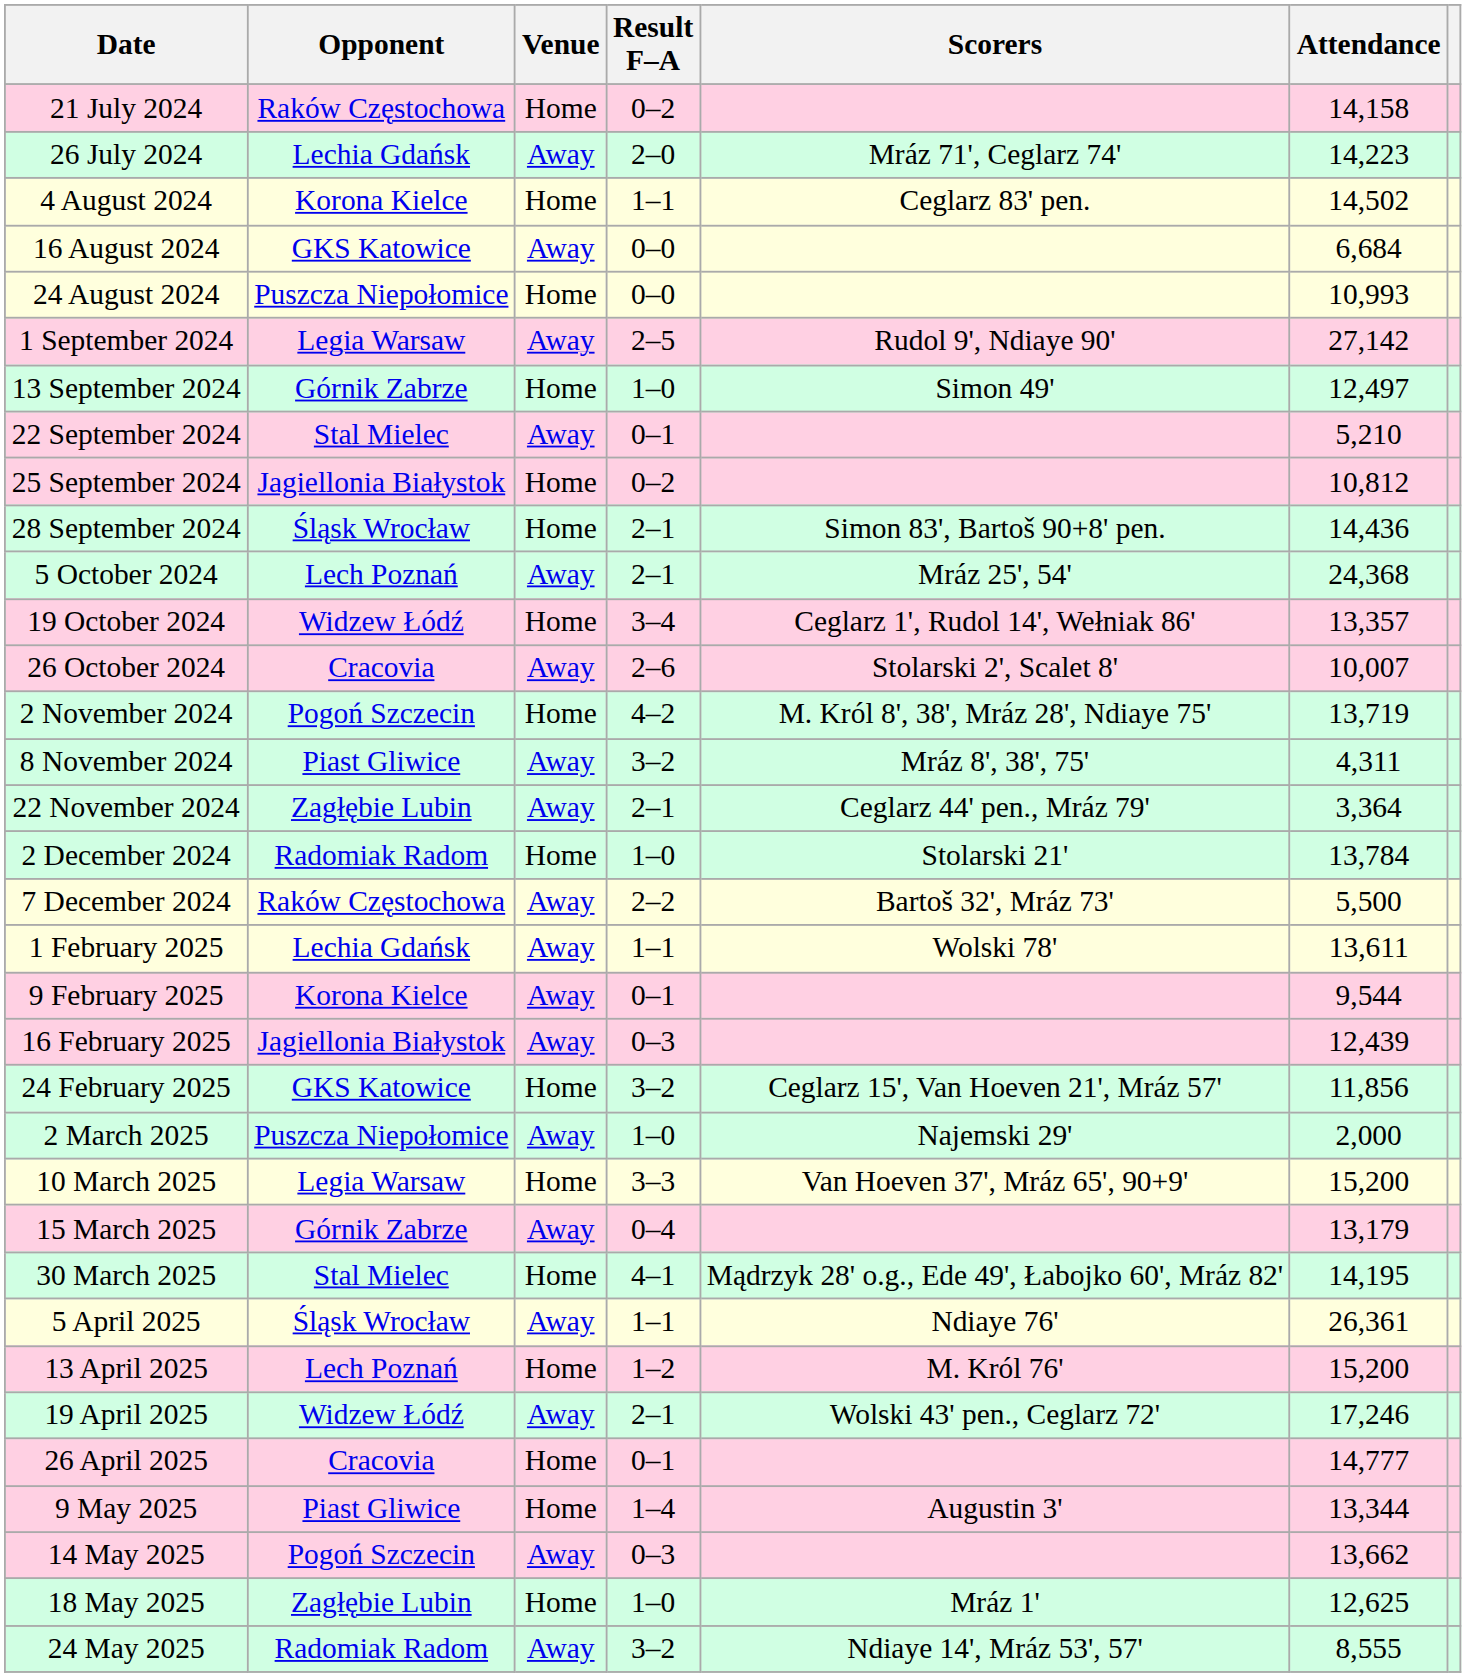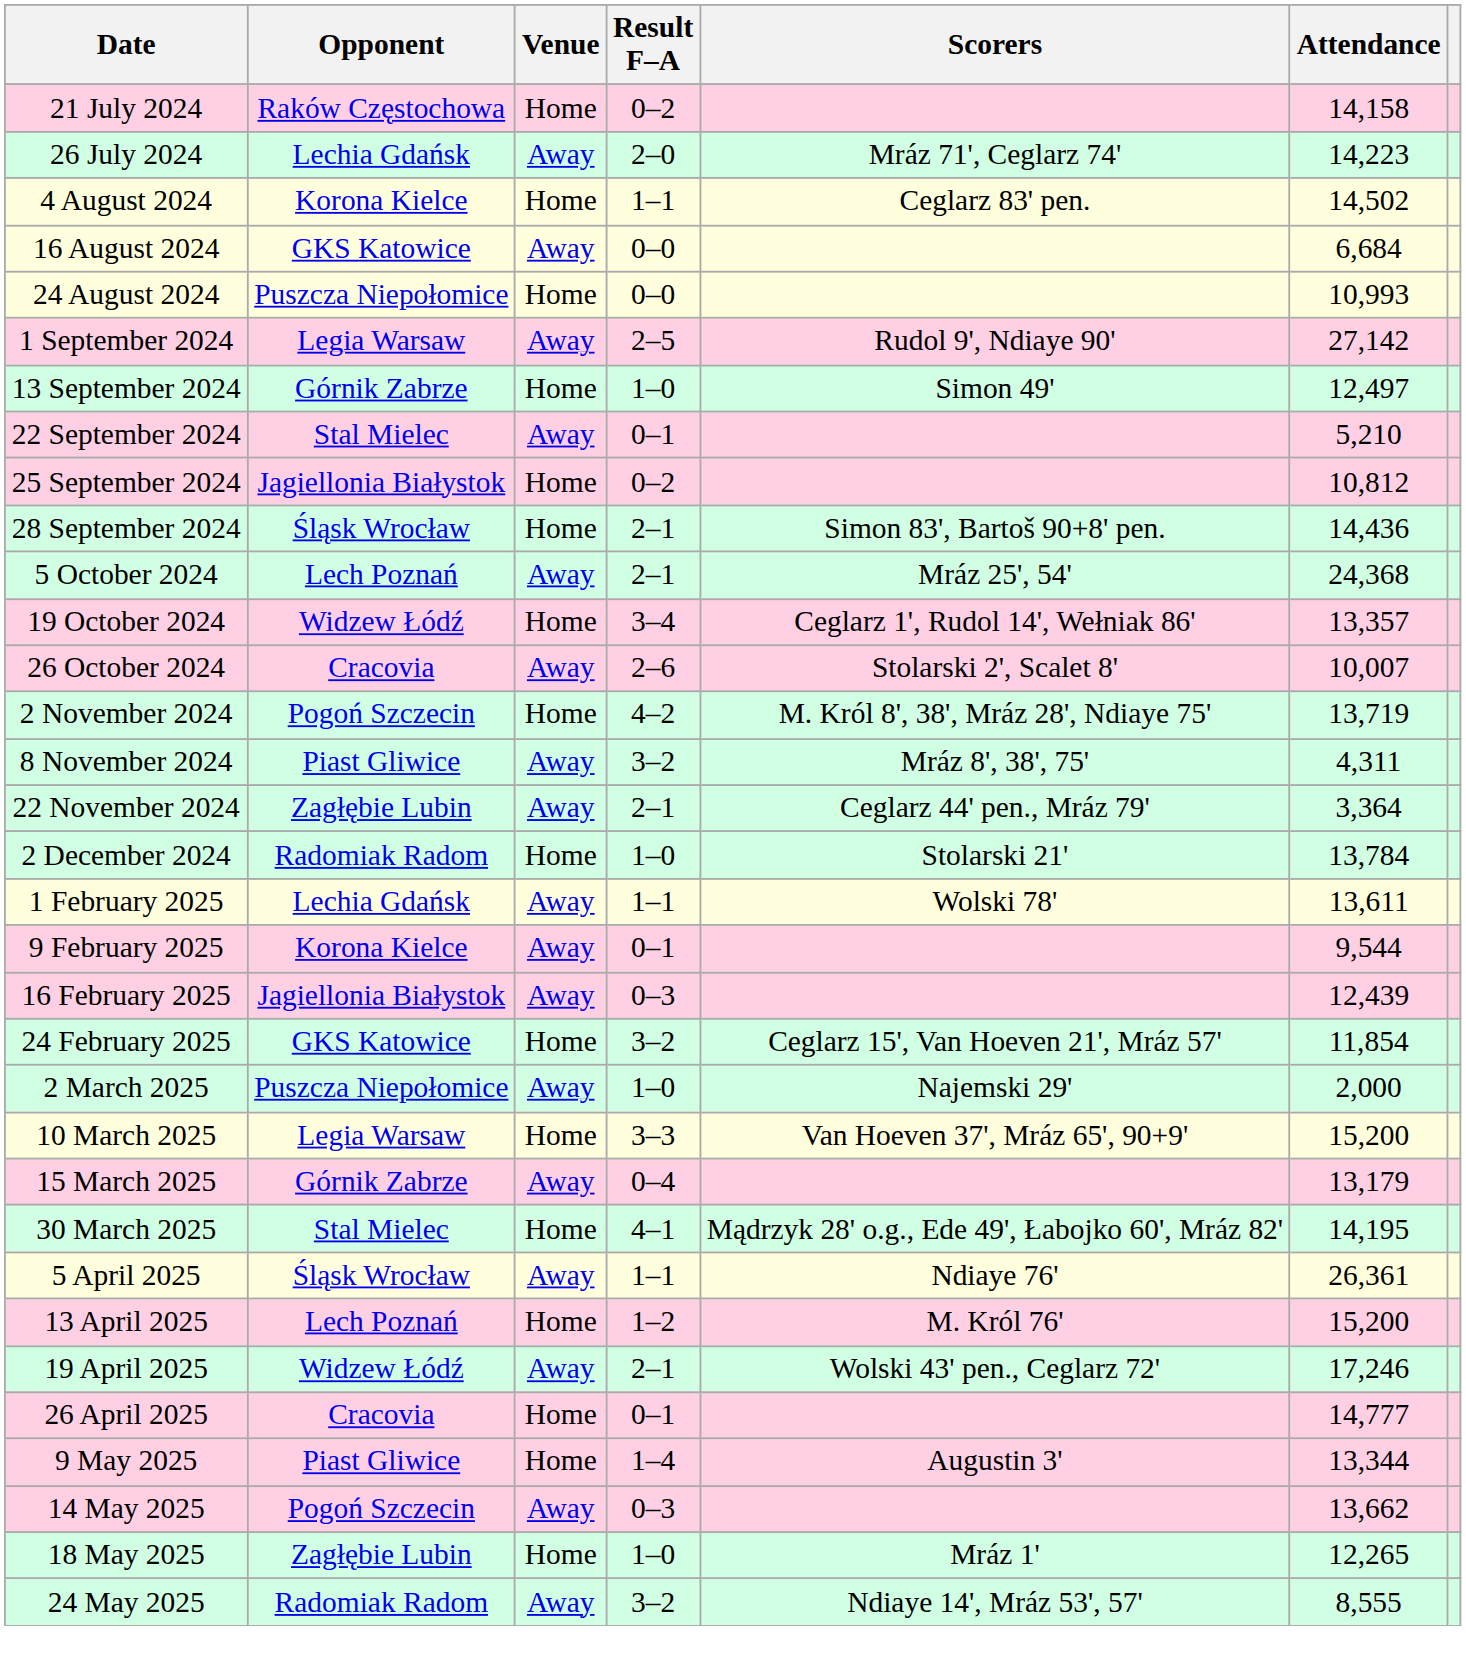- row: (126, 901)
(1369, 1088) 11,856 -> (1369, 1041) 11,854
(1369, 1601) 12,625 -> (1369, 1555) 12,265
